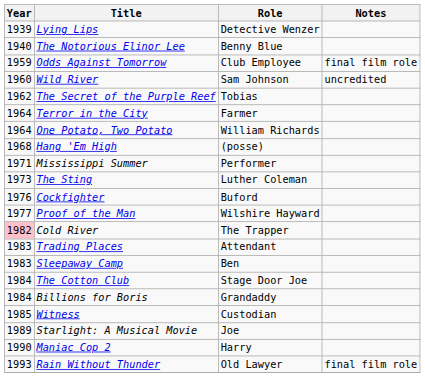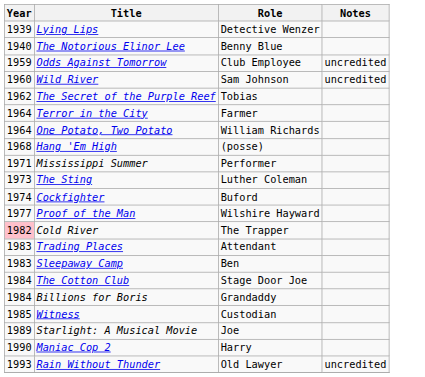(371, 63) final film role -> (355, 63) uncredited
(19, 197) 1976 -> (19, 197) 1974
(371, 364) final film role -> (355, 364) uncredited
